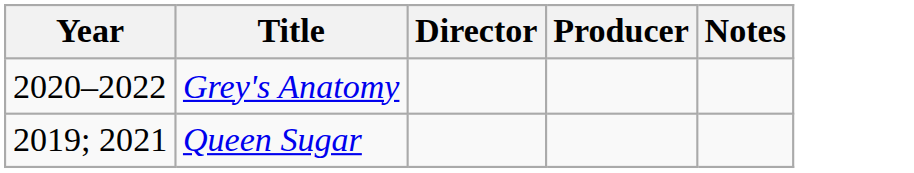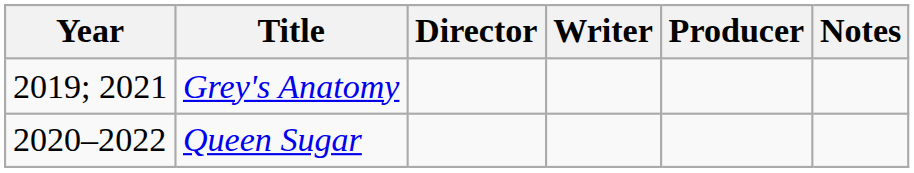+ column: (603, 31)
(90, 85) 2020–2022 -> (90, 85) 2019; 2021
(90, 139) 2019; 2021 -> (90, 139) 2020–2022
